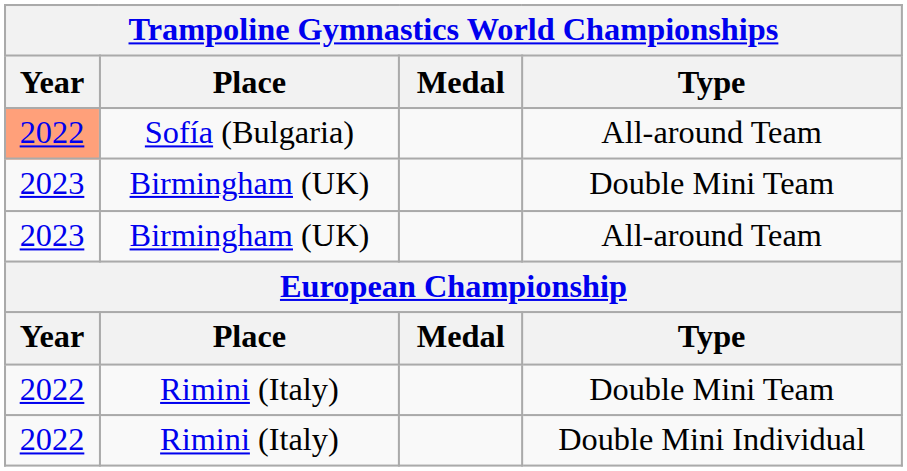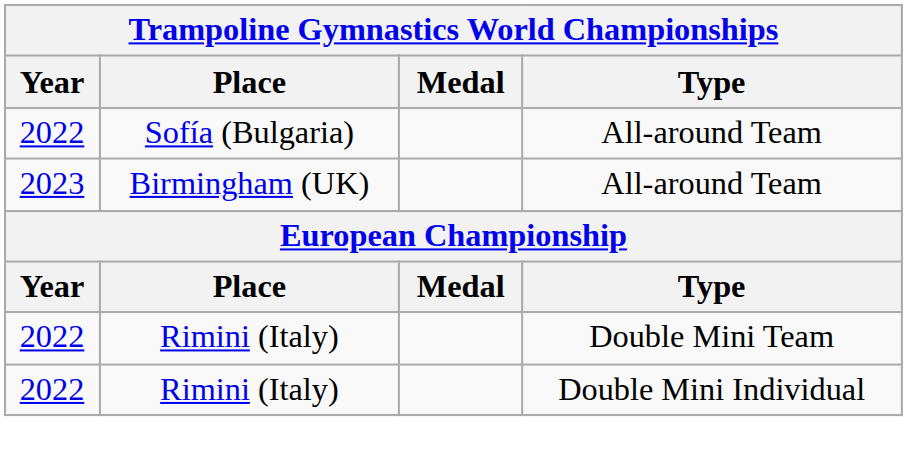(52, 132) lightsalmon background -> (52, 132) no background
- row: (249, 183)
